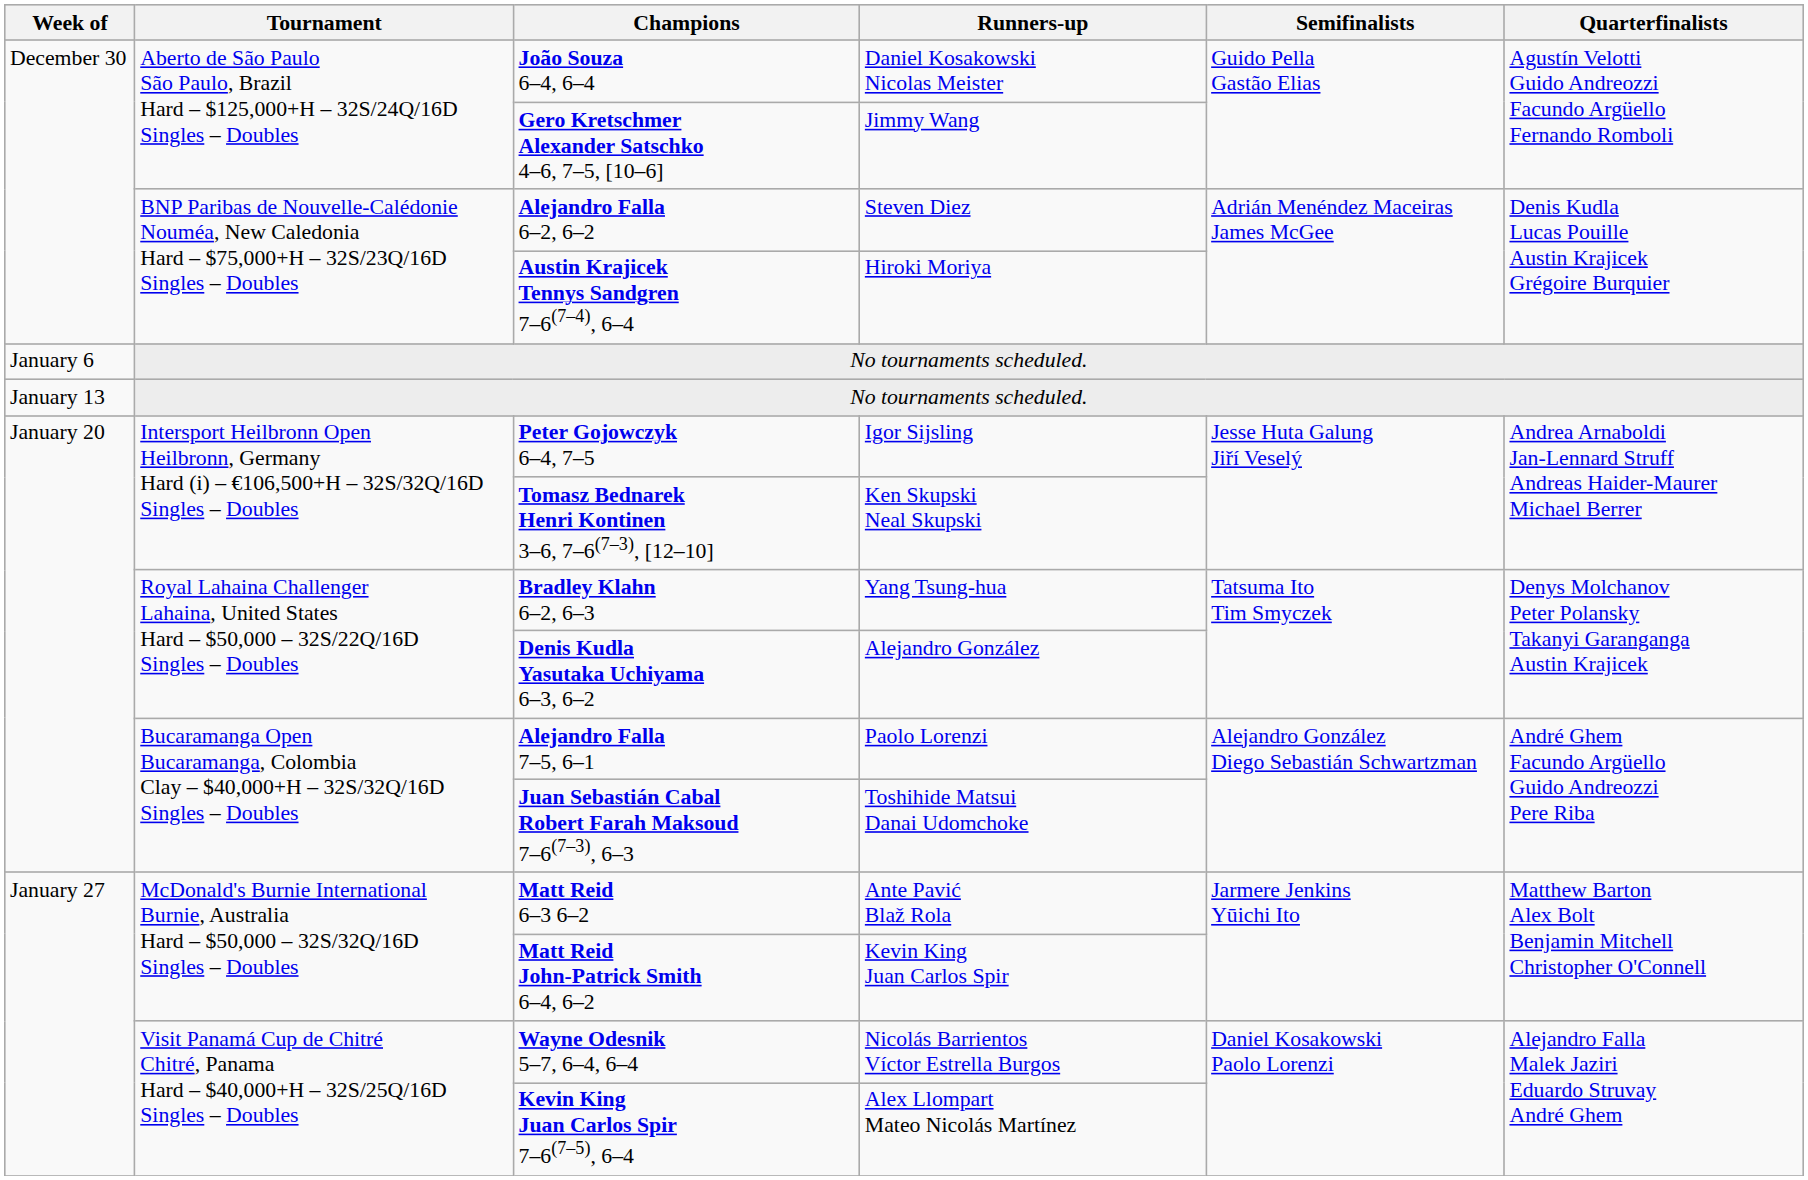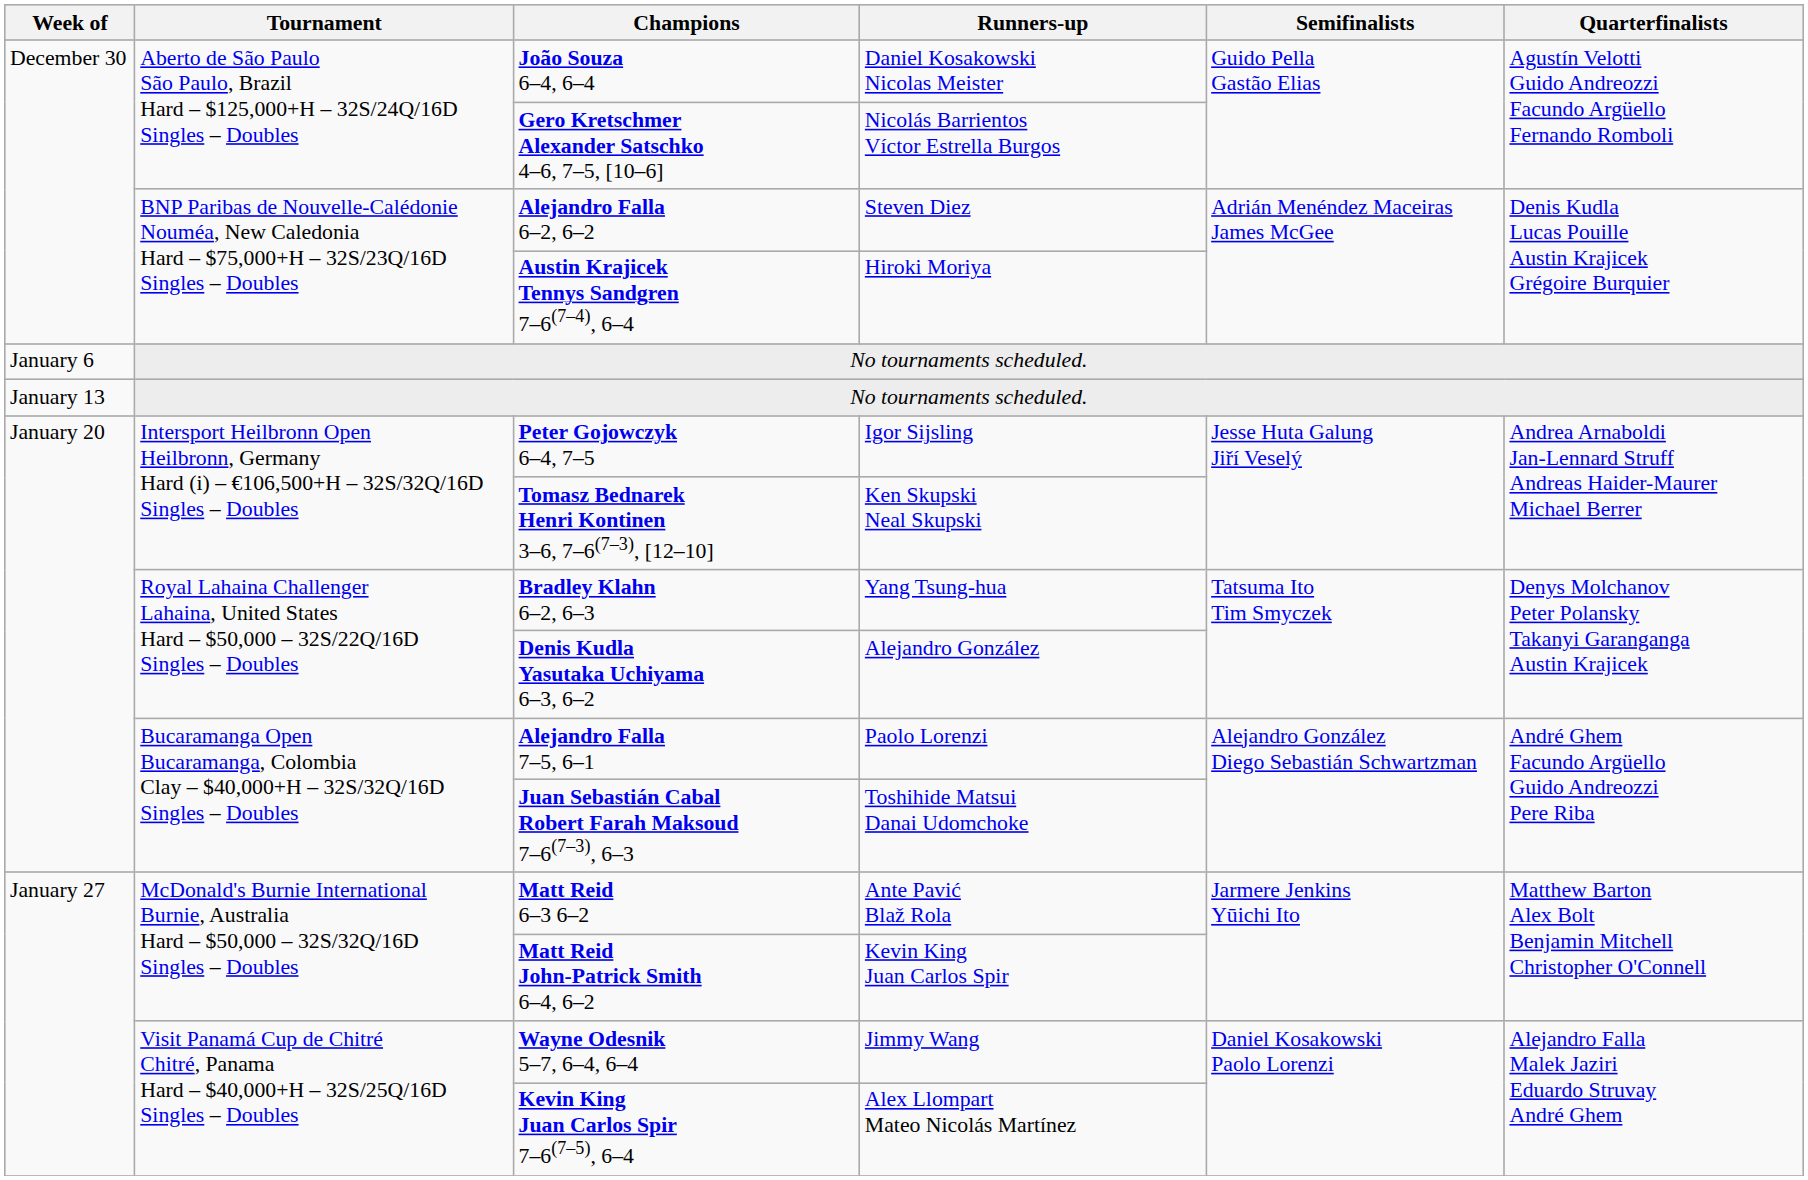(922, 119) Jimmy Wang -> (963, 132) Nicolás Barrientos Víctor Estrella Burgos
(963, 1051) Nicolás Barrientos Víctor Estrella Burgos -> (922, 1038) Jimmy Wang
